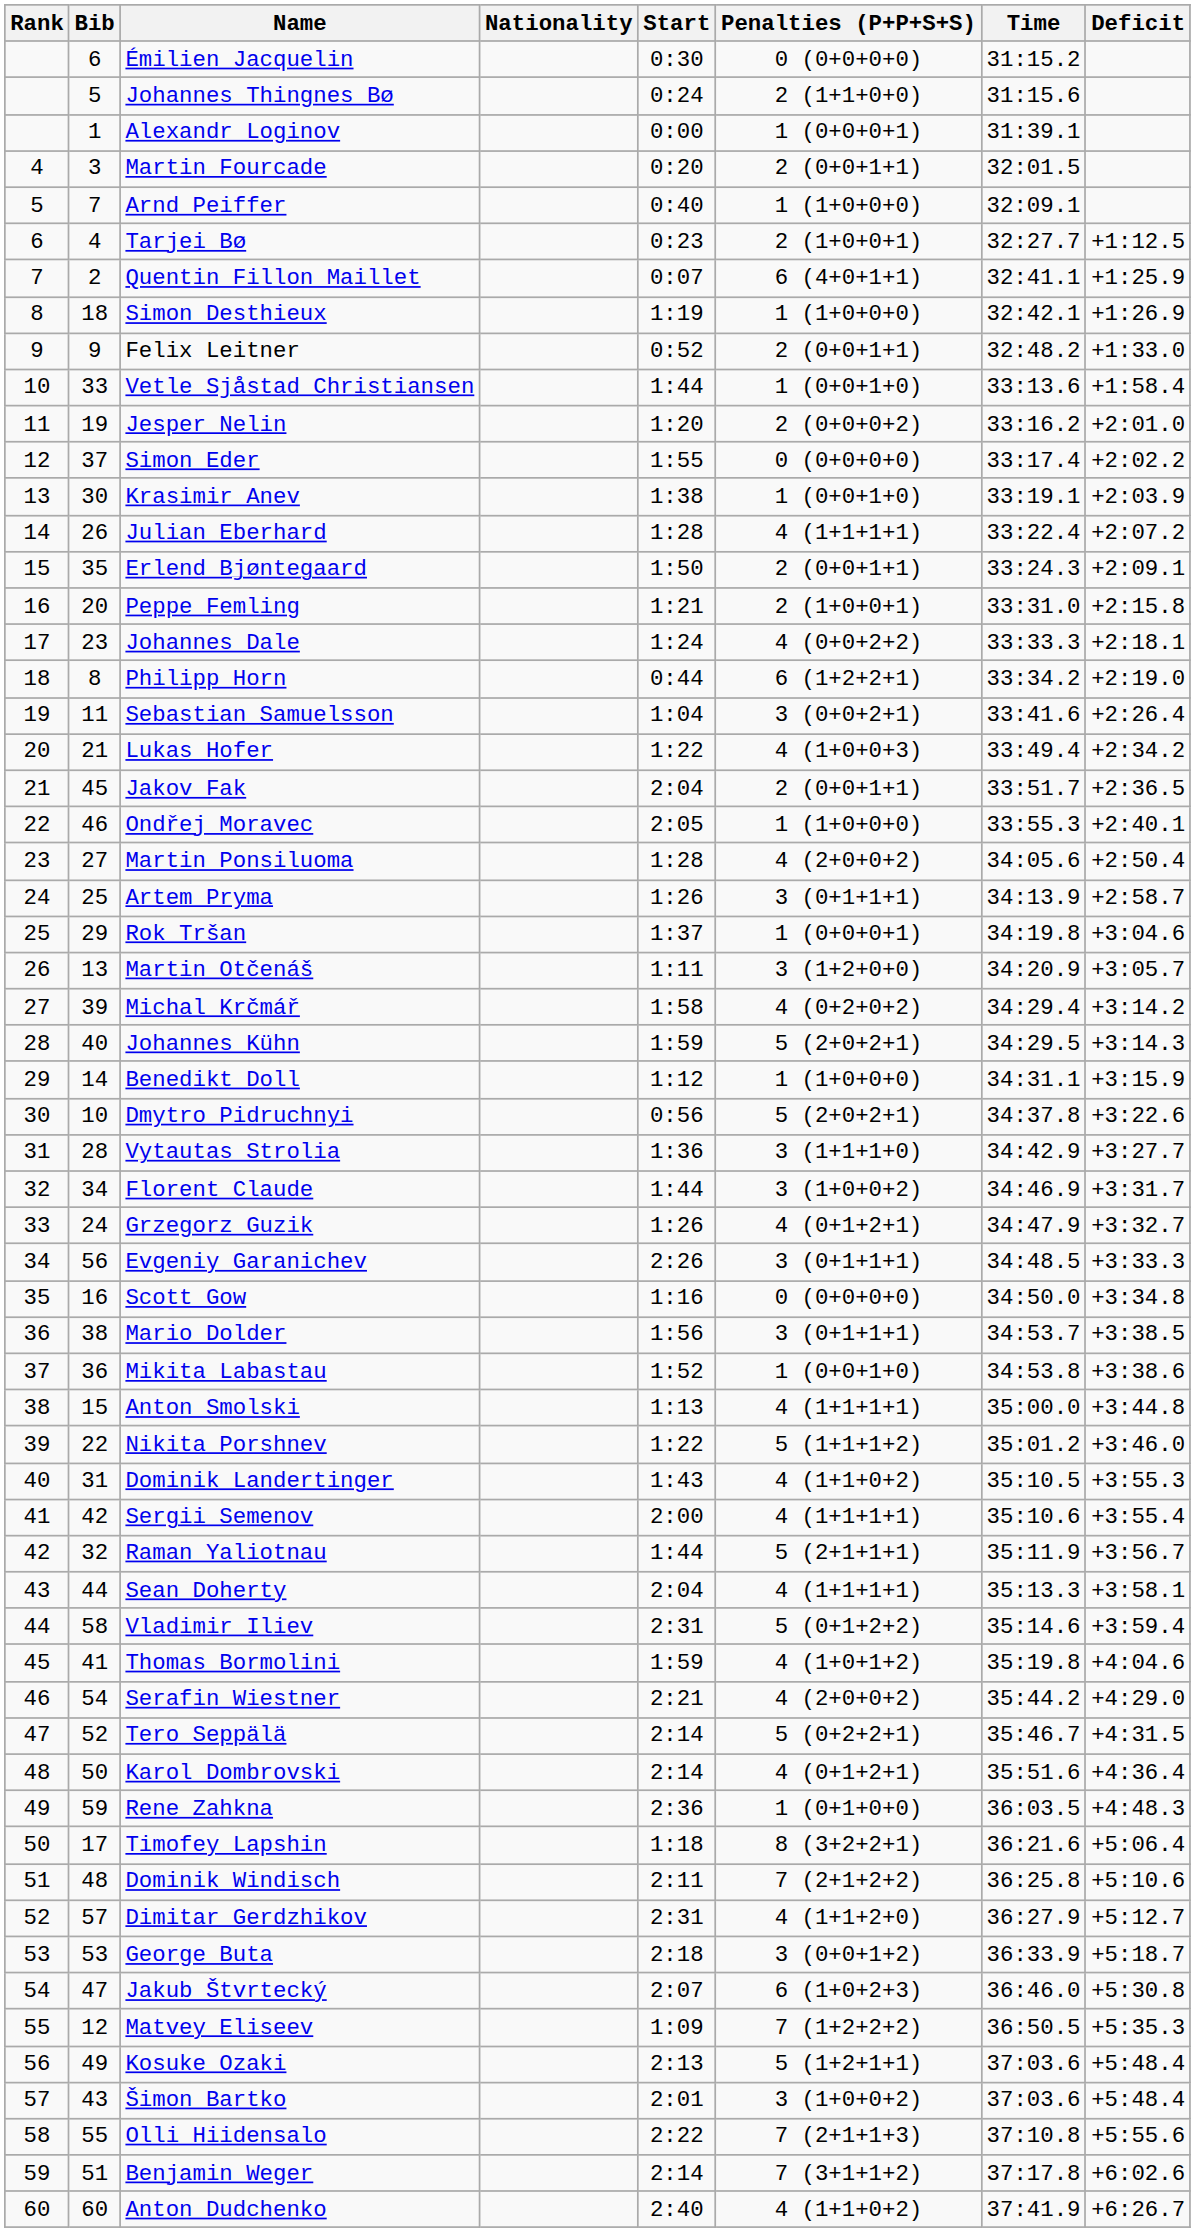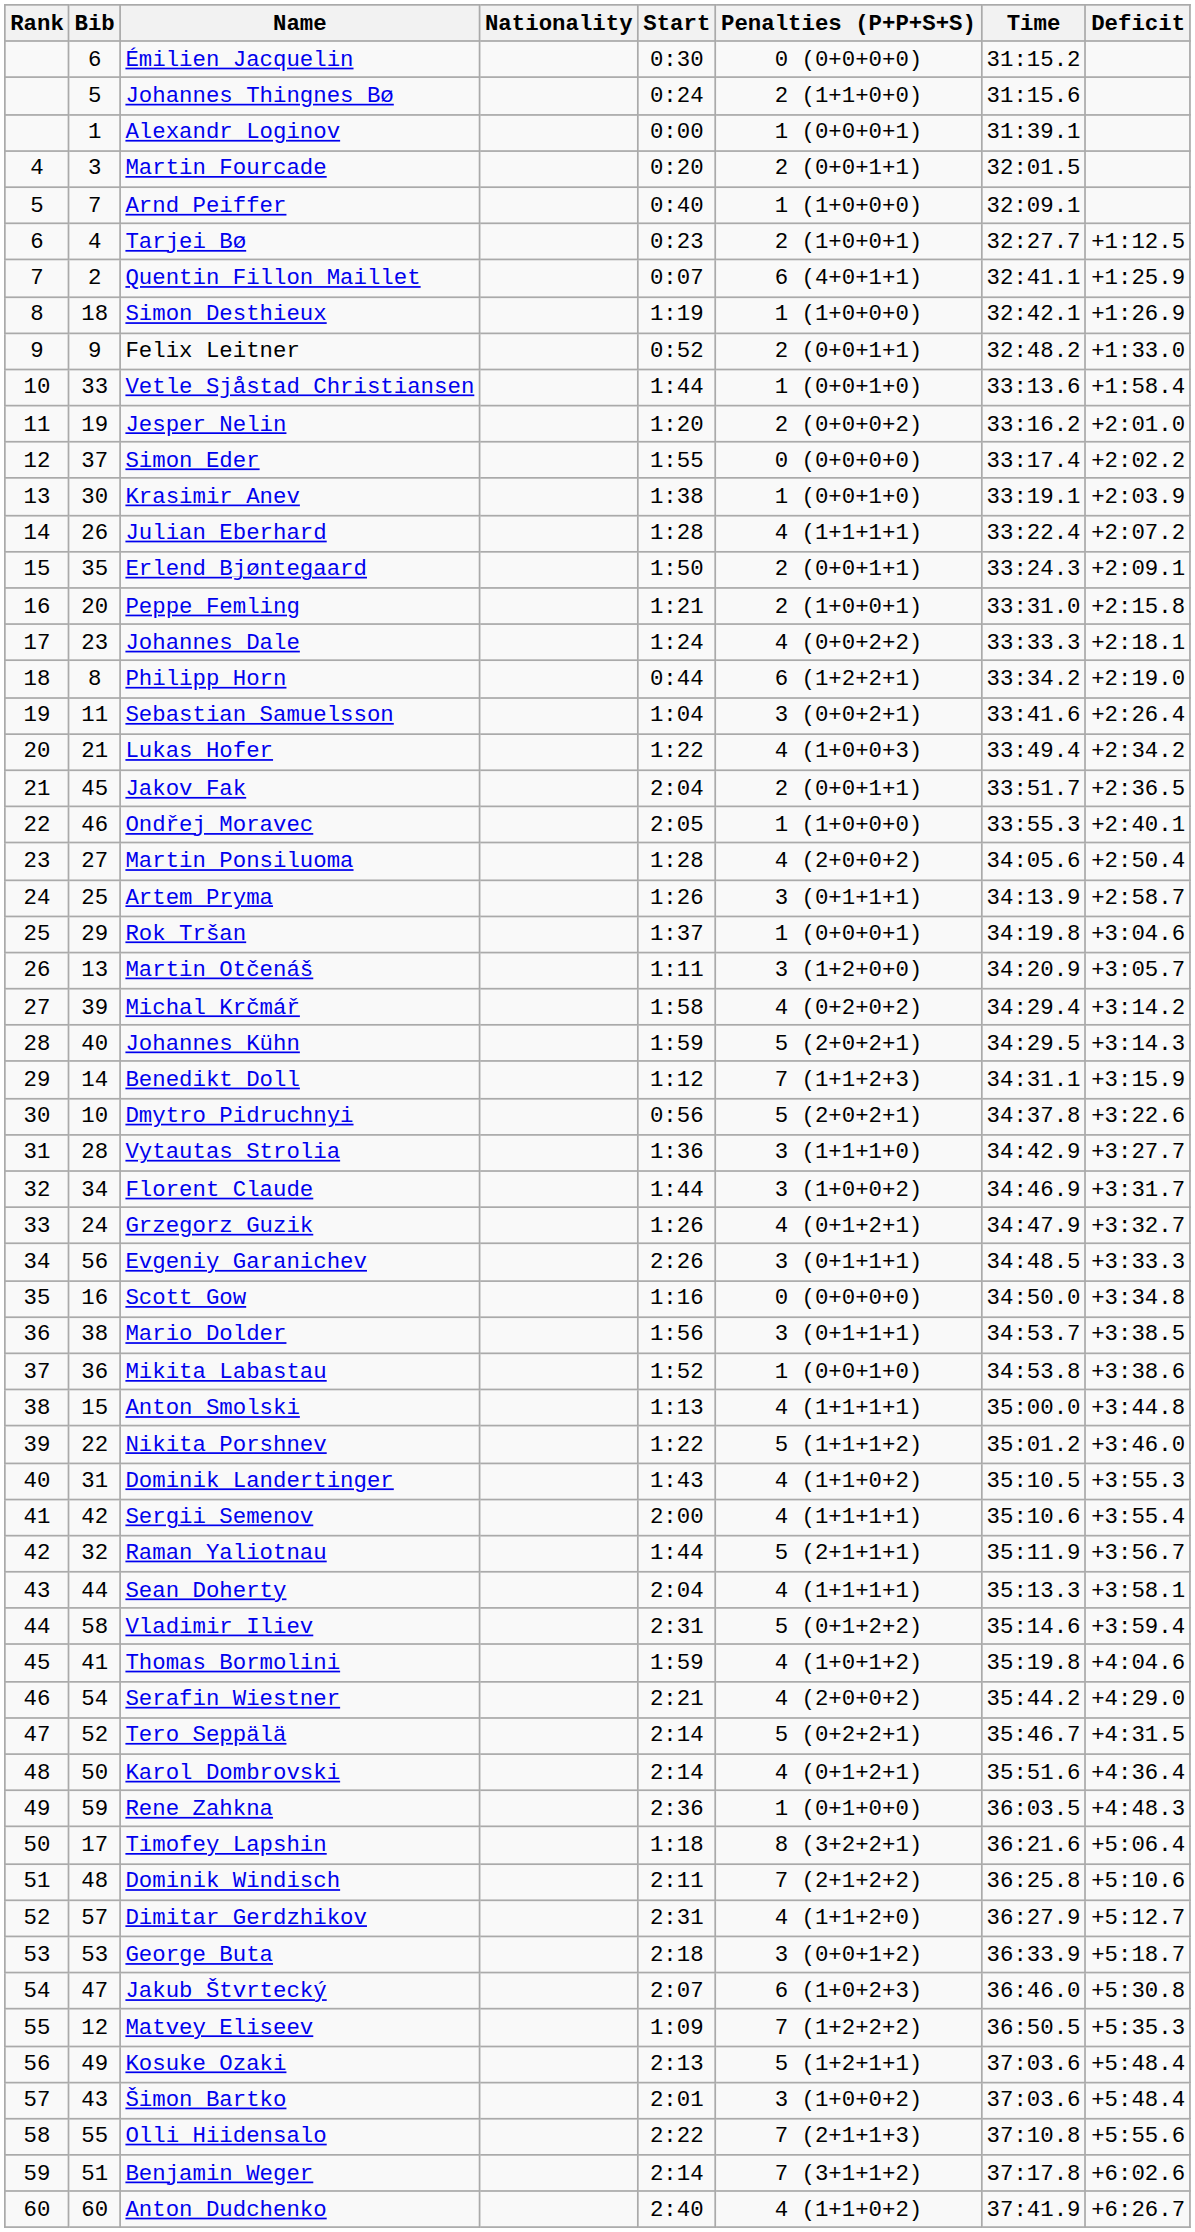(848, 1080) 1 (1+0+0+0) -> (848, 1080) 7 (1+1+2+3)
